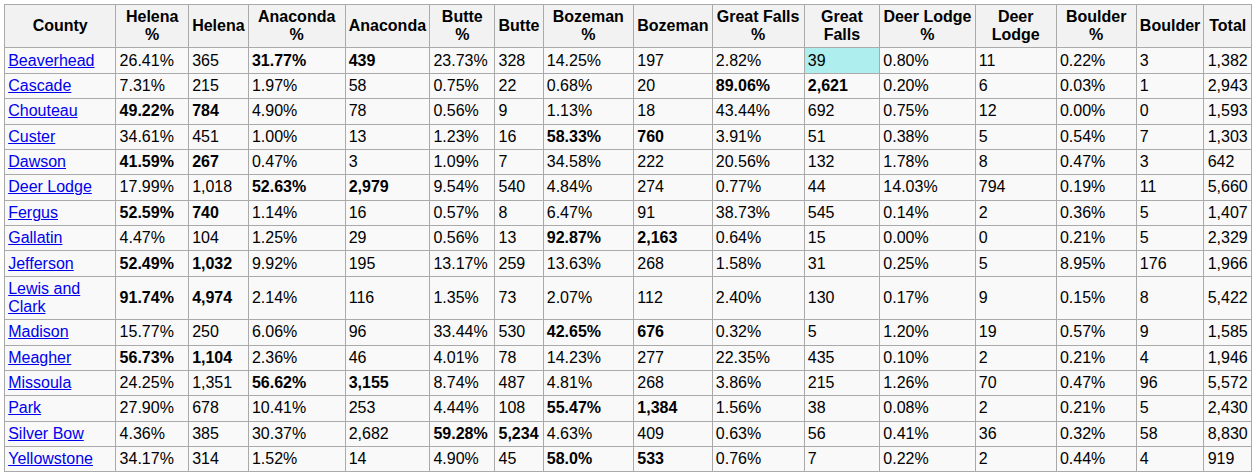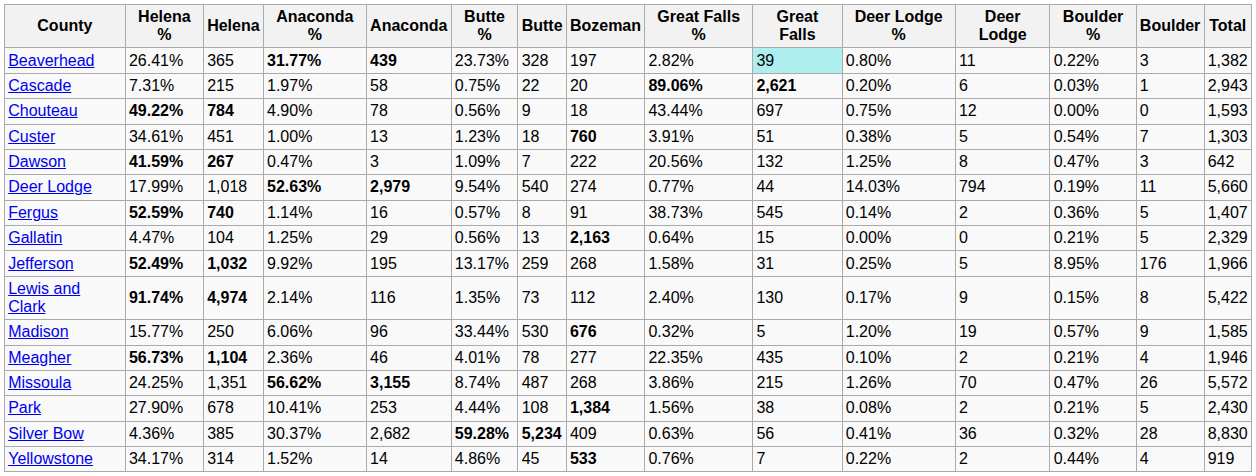- column: (588, 26)
(821, 111) 692 -> (770, 111) 697
(507, 136) 16 -> (531, 136) 18
(906, 162) 1.78% -> (868, 162) 1.25%
(1149, 383) 96 -> (1149, 383) 26
(1149, 433) 58 -> (1149, 433) 28
(456, 459) 4.90% -> (477, 459) 4.86%
